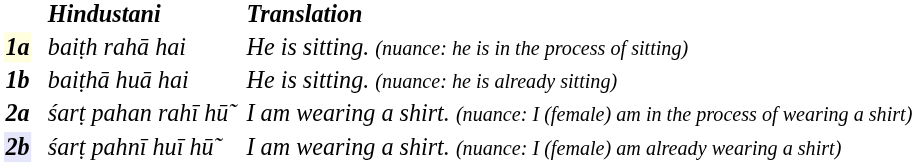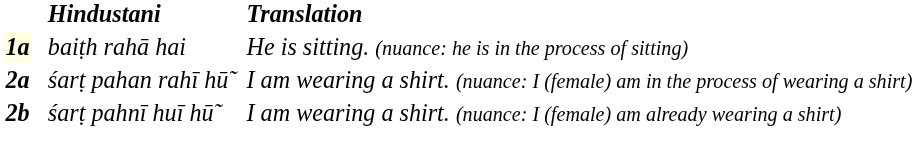- row: (118, 80)
(18, 146) lavender background -> (18, 113) no background
